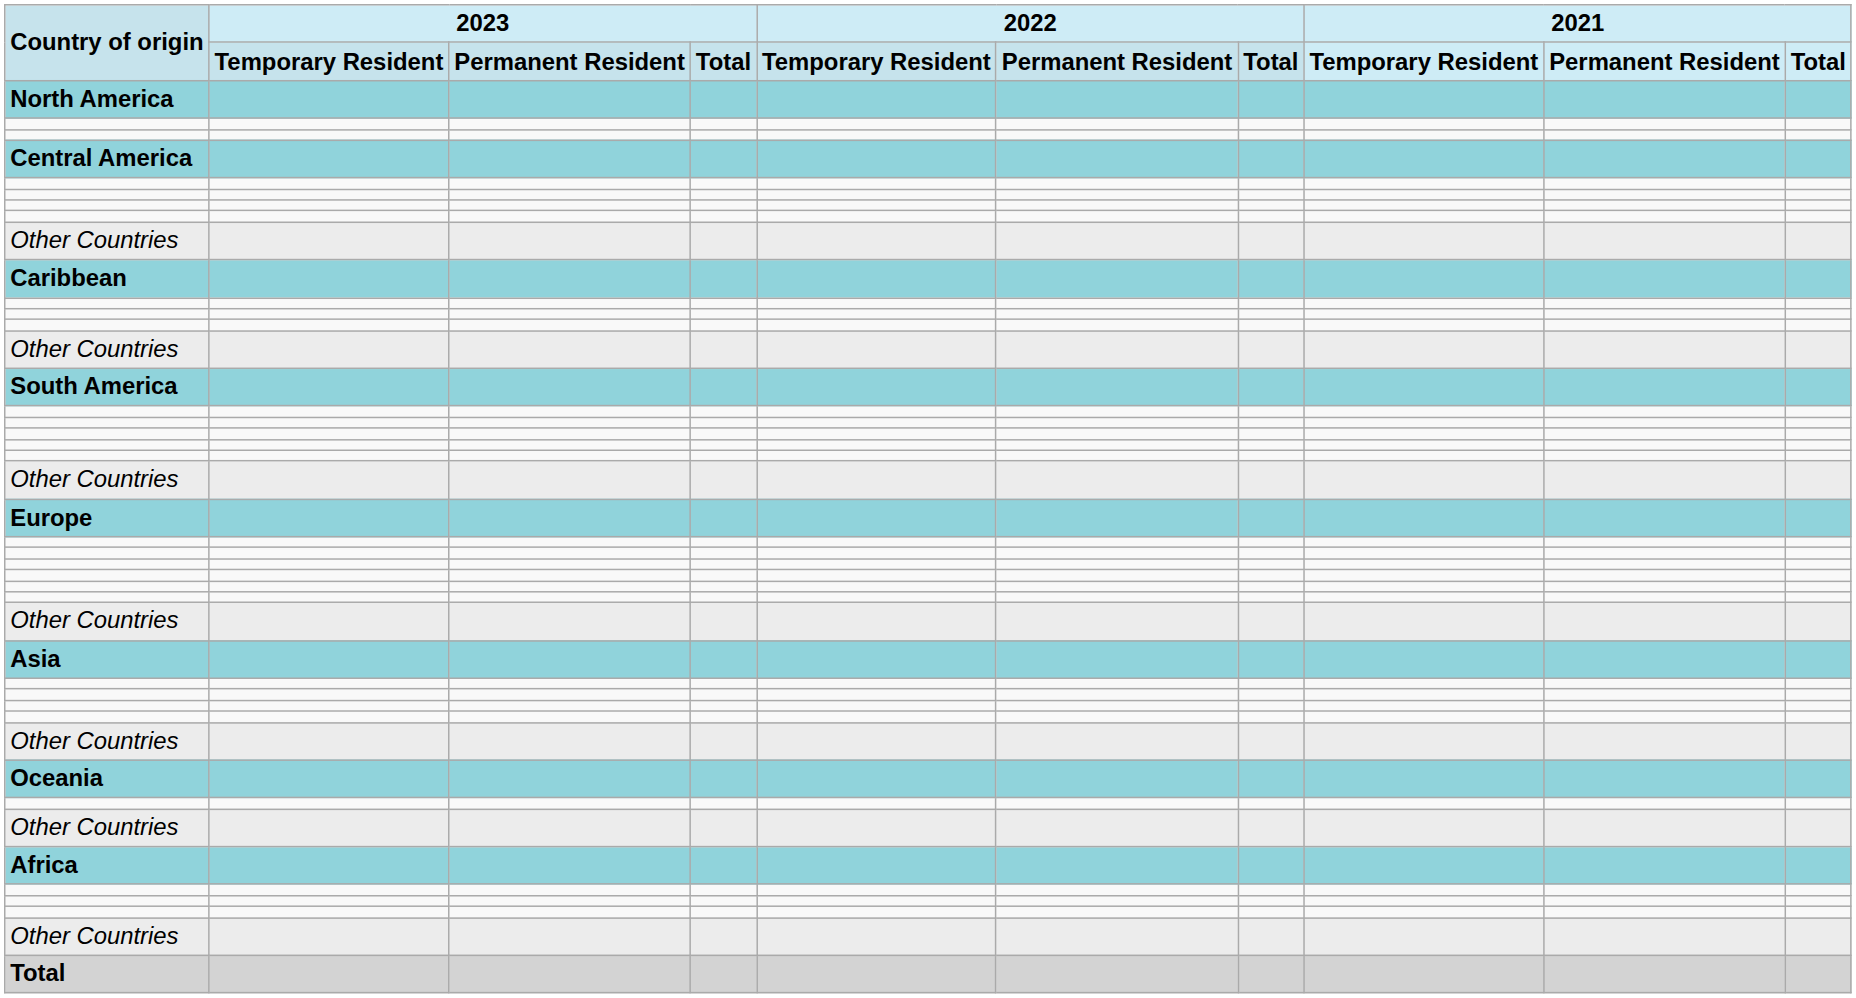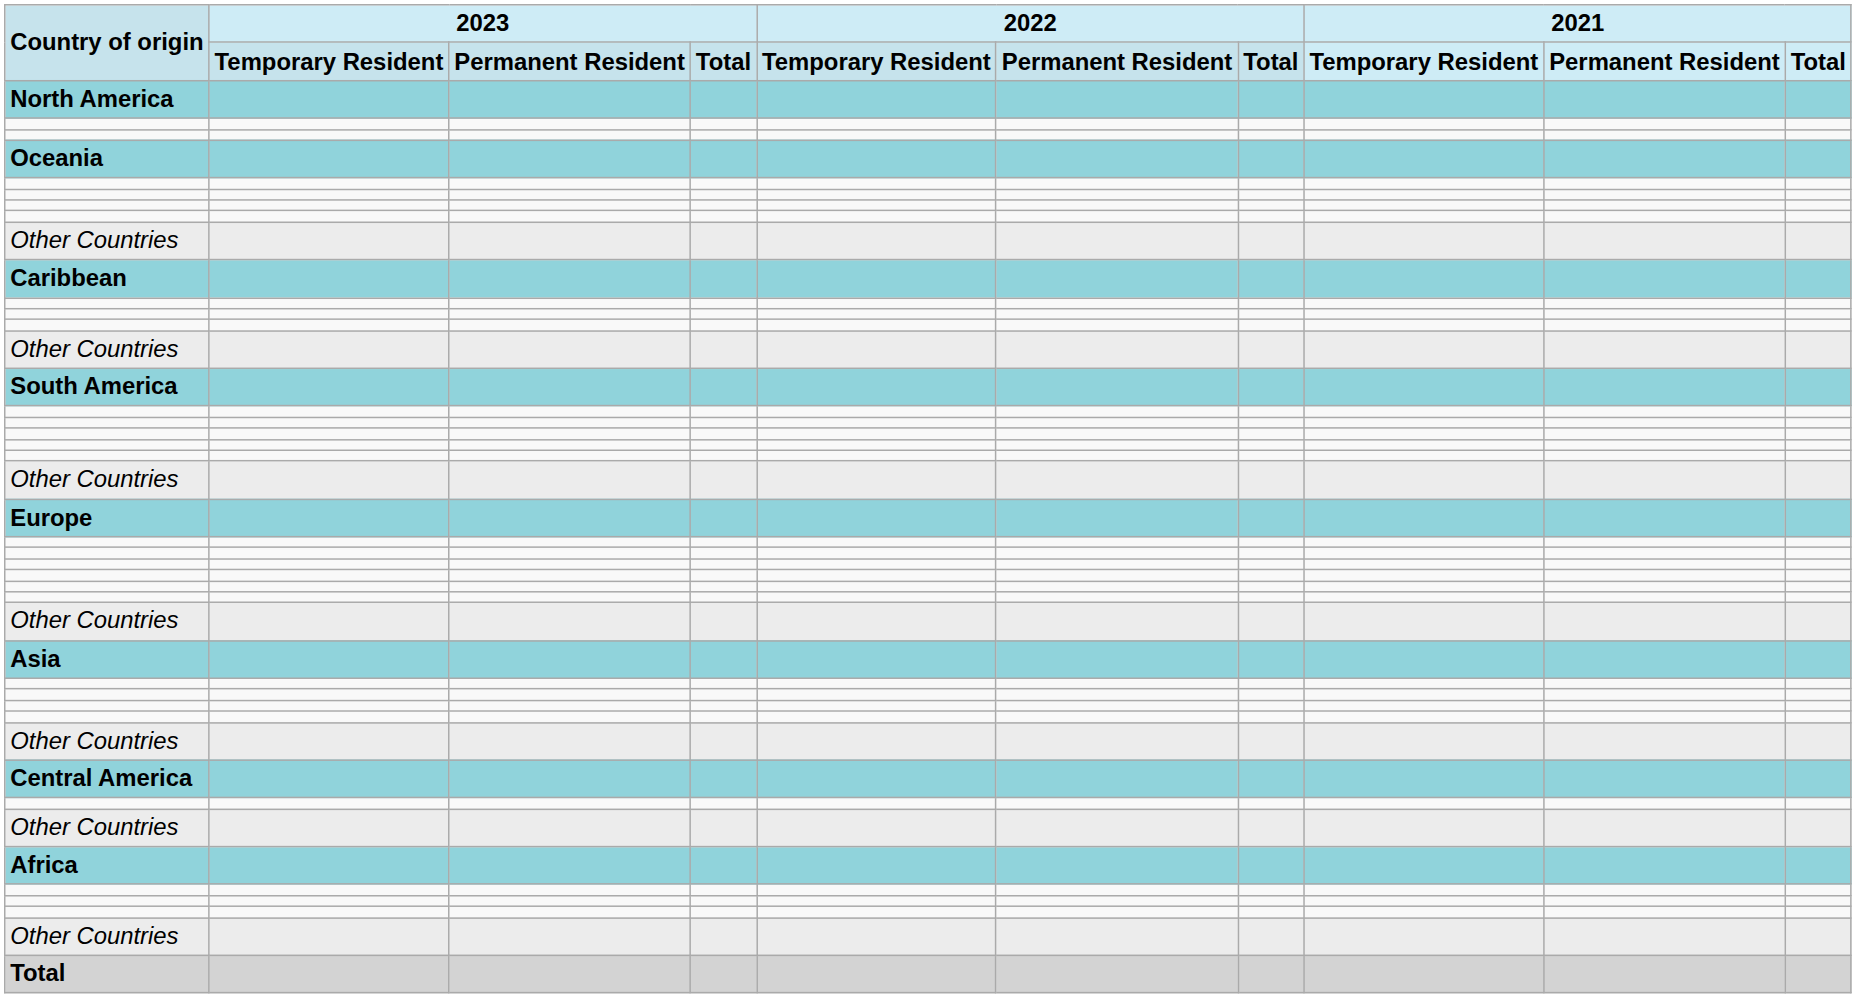rows swapped: (101, 158) <-> (57, 778)
